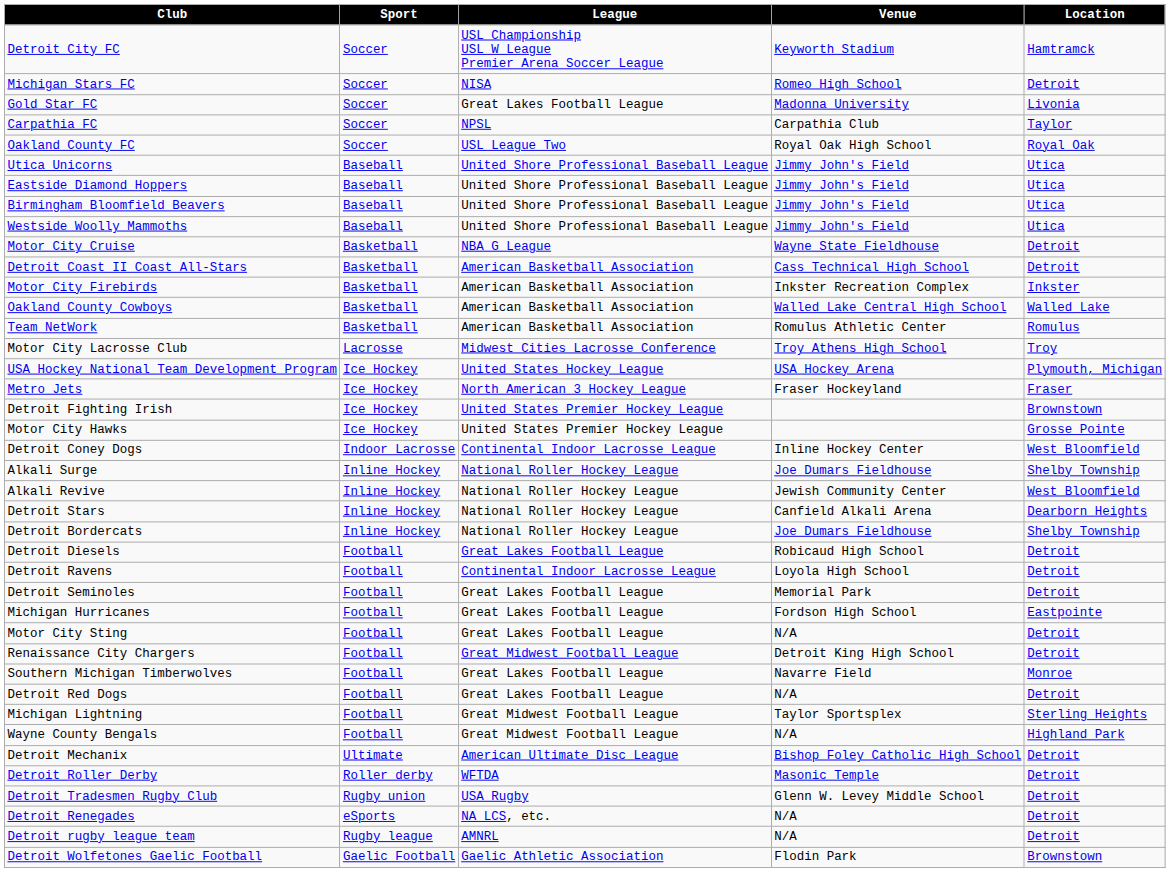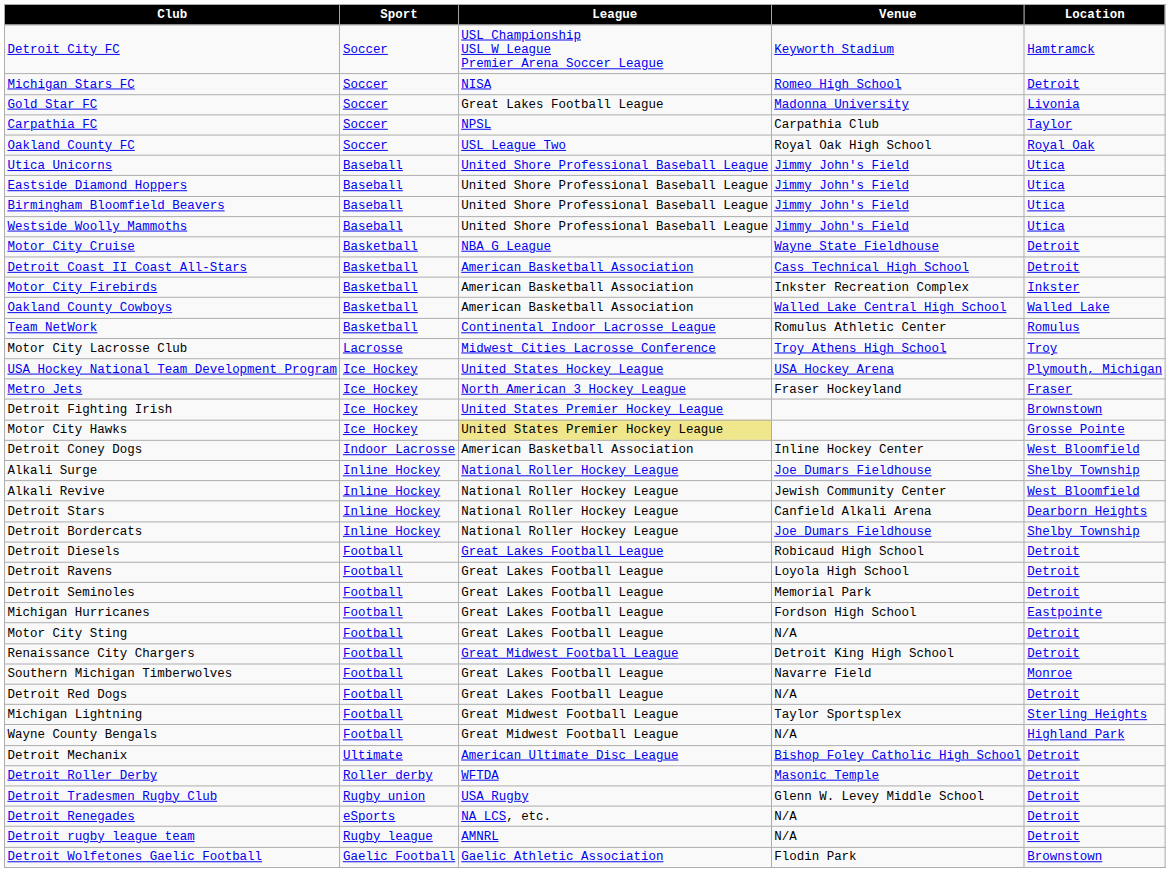(577, 328) American Basketball Association -> (589, 328) Continental Indoor Lacrosse League
(592, 430) no background -> (592, 430) khaki background
(589, 450) Continental Indoor Lacrosse League -> (577, 450) American Basketball Association
(589, 572) Continental Indoor Lacrosse League -> (562, 572) Great Lakes Football League
